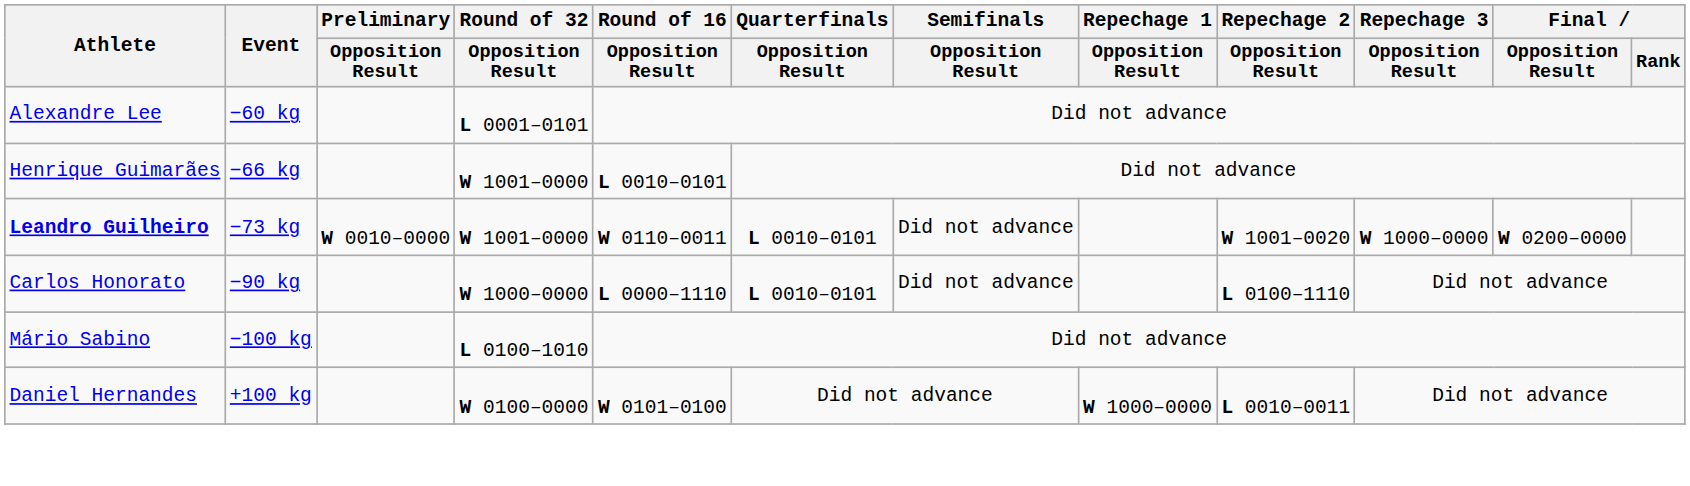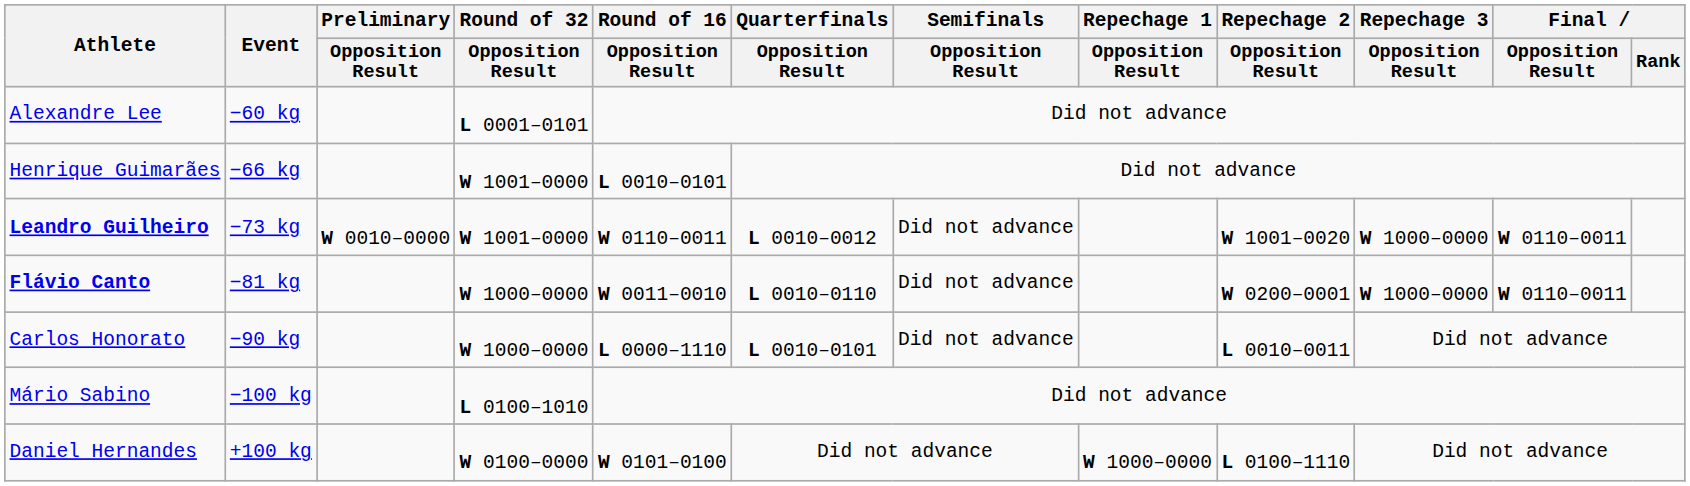(812, 239) L 0010–0101 -> (812, 239) L 0010–0012
(1562, 239) W 0200–0000 -> (1562, 239) W 0110–0011
+ row: (80, 283)
(1286, 295) L 0100–1110 -> (1286, 351) L 0010–0011
(1286, 407) L 0010–0011 -> (1286, 464) L 0100–1110
